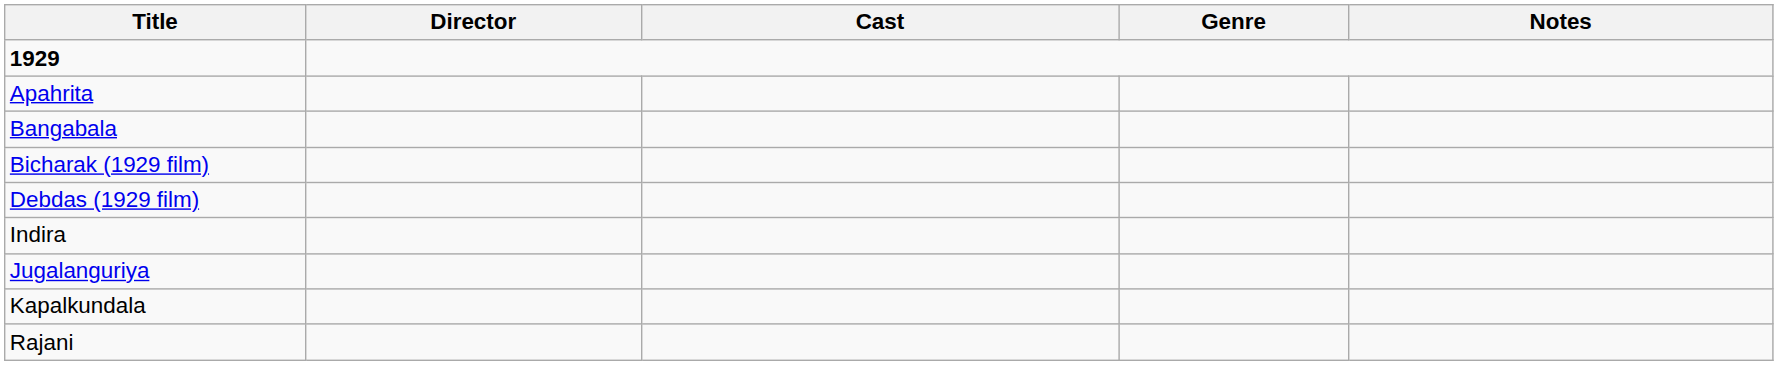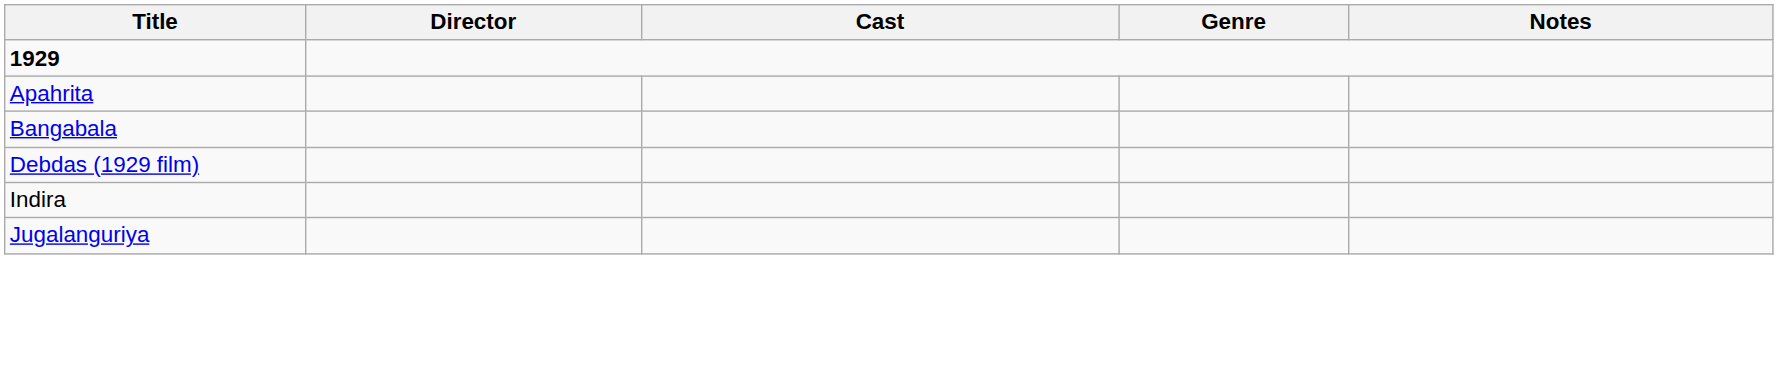- row: (109, 164)
- row: (78, 306)
- row: (42, 341)
